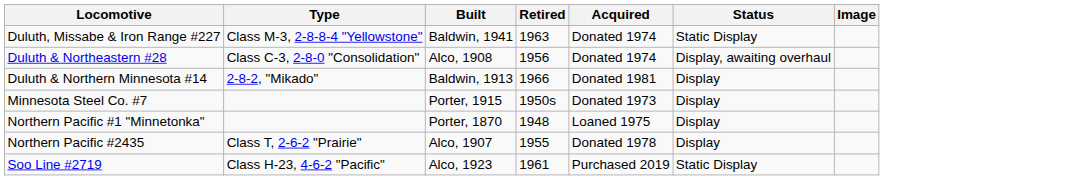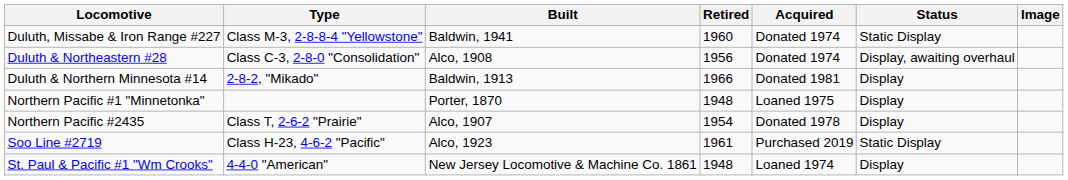(534, 36) 1963 -> (718, 36) 1960
- row: (77, 100)
(534, 143) 1955 -> (718, 121) 1954
+ row: (110, 164)
